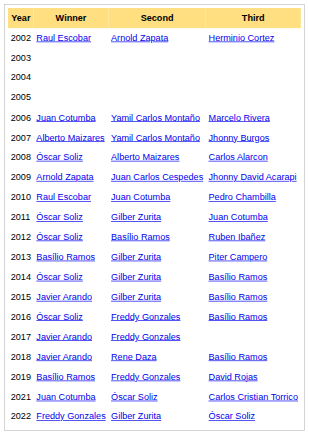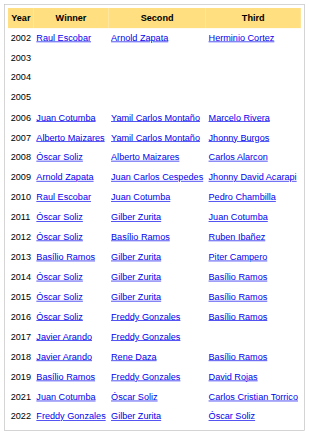(64, 297) Javier Arando -> (60, 297) Óscar Soliz
